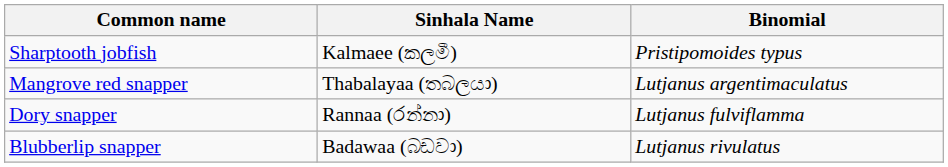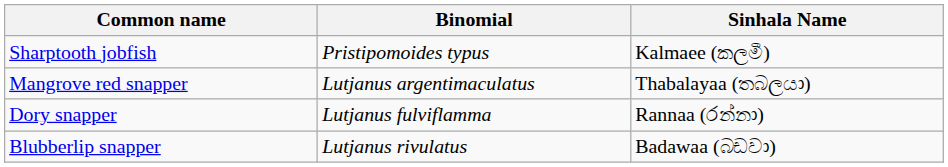columns swapped: (787, 20) <-> (474, 20)
